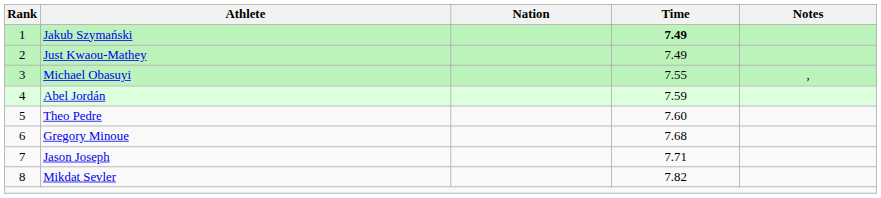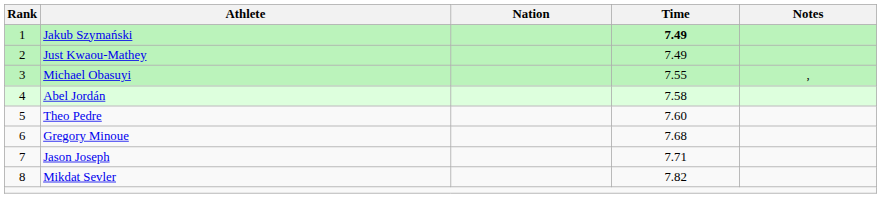(676, 95) 7.59 -> (676, 95) 7.58
